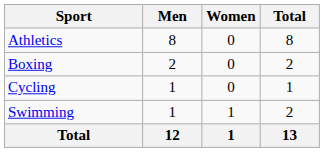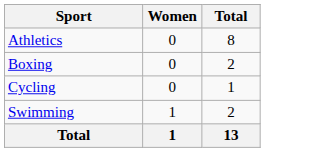- column: (172, 16)
